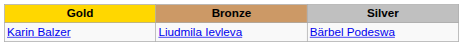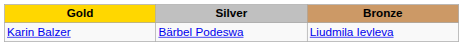columns swapped: (383, 13) <-> (231, 13)
